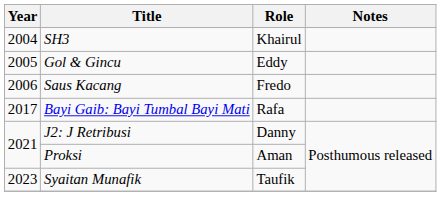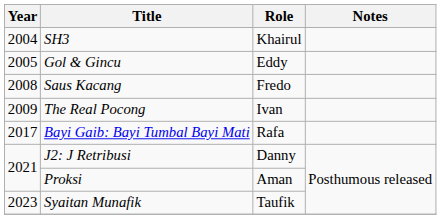(23, 86) 2006 -> (23, 86) 2008
+ row: (95, 109)
